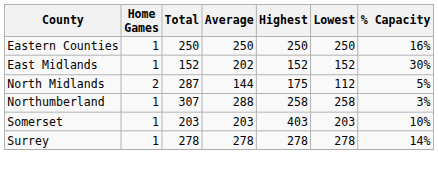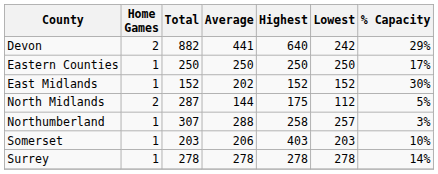+ row: (25, 46)
(420, 46) 16% -> (420, 65) 17%
(345, 103) 258 -> (345, 122) 257
(243, 122) 203 -> (243, 140) 206
